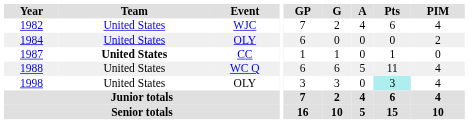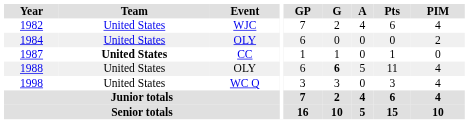(245, 68) WC Q -> (245, 68) OLY
(337, 68) normal -> (337, 68) bold
(245, 83) OLY -> (245, 83) WC Q
(392, 83) paleturquoise background -> (392, 83) no background
